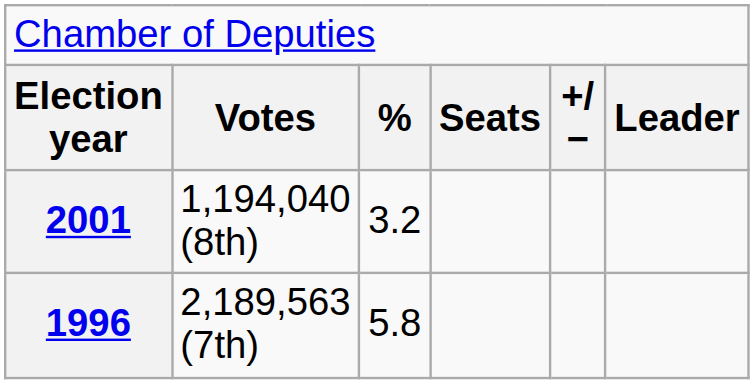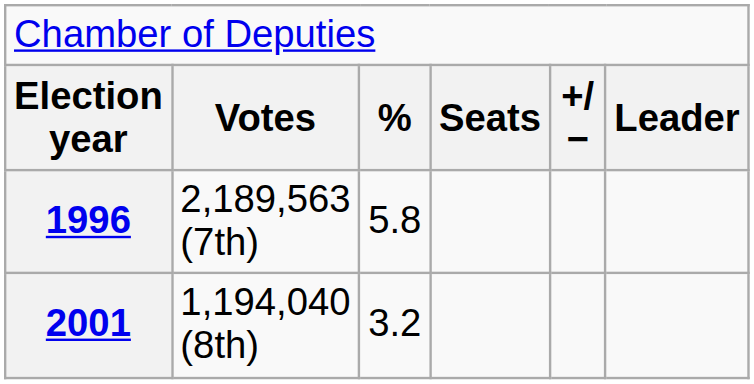rows swapped: (88, 324) <-> (88, 220)
